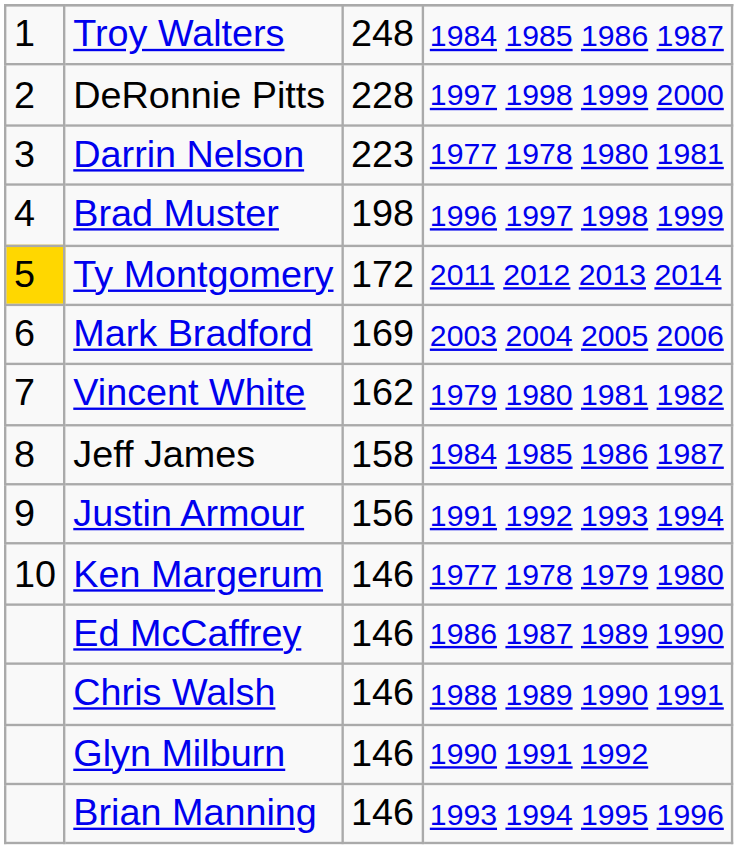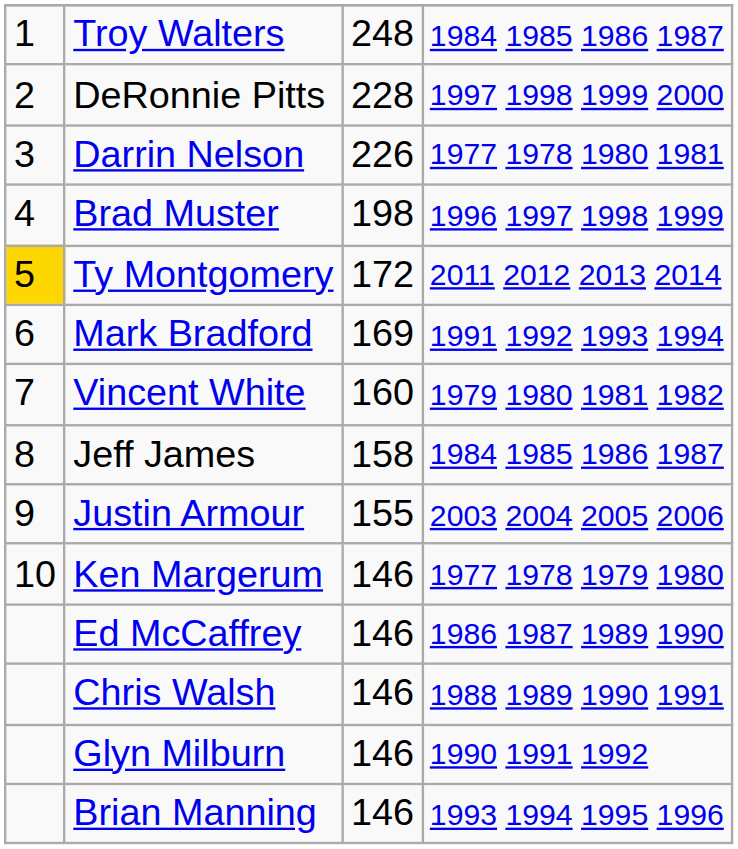(382, 154) 223 -> (382, 154) 226
(577, 335) 2003 2004 2005 2006 -> (577, 335) 1991 1992 1993 1994
(382, 393) 162 -> (382, 393) 160
(382, 513) 156 -> (382, 513) 155
(577, 514) 1991 1992 1993 1994 -> (577, 514) 2003 2004 2005 2006
